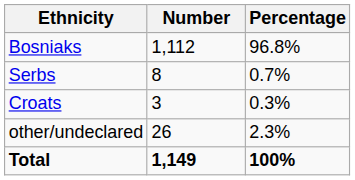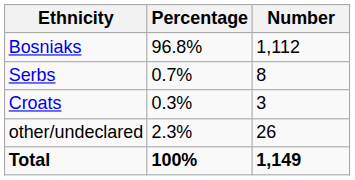columns swapped: (196, 18) <-> (298, 18)
